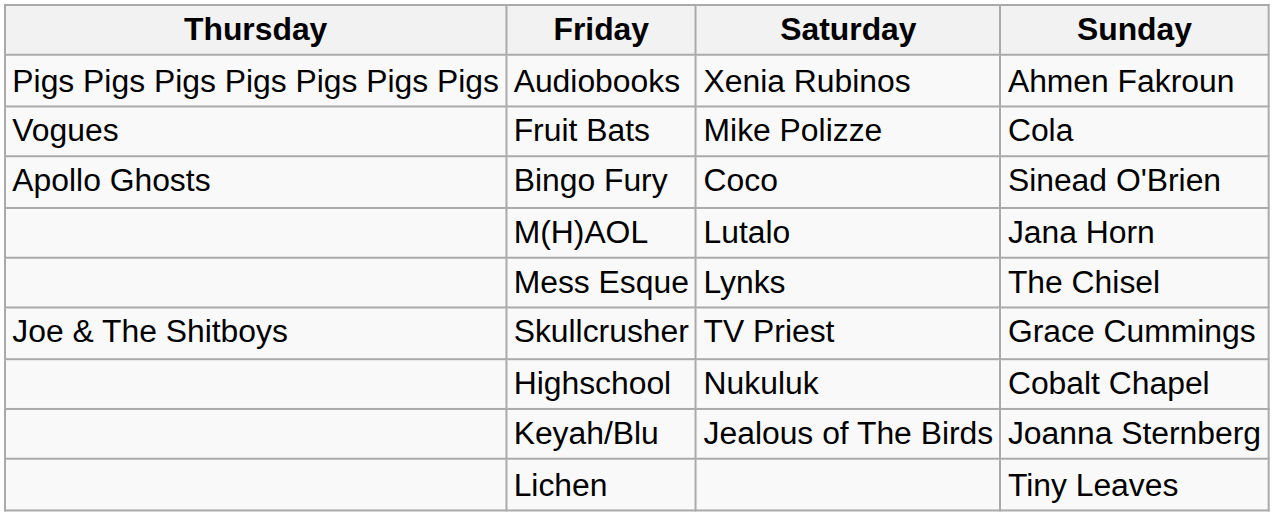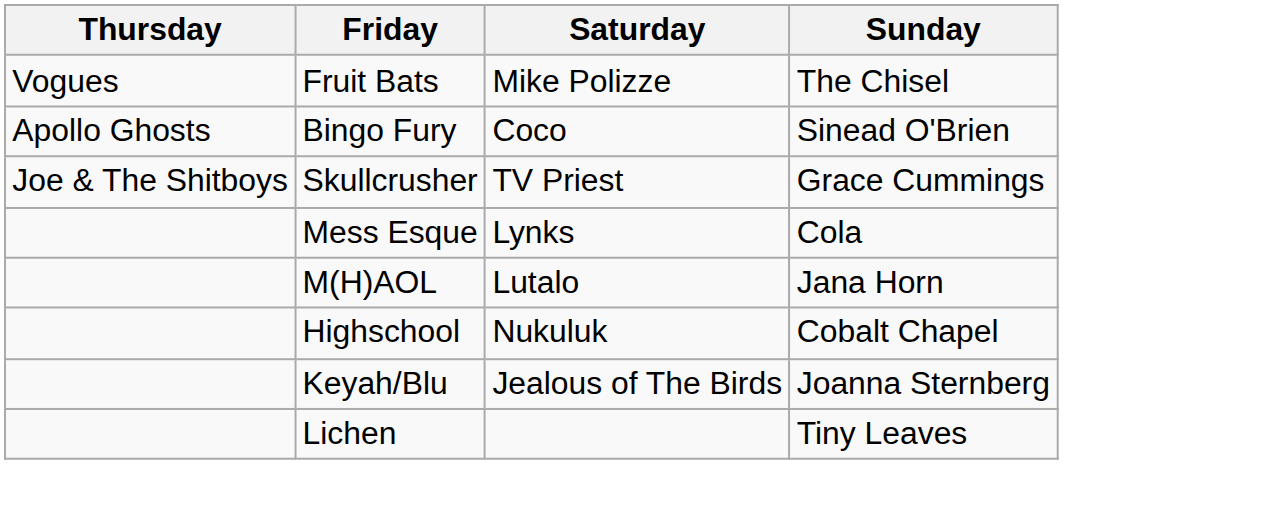- row: (597, 80)
(1041, 130) Cola -> (873, 80) The Chisel
rows swapped: (601, 332) <-> (581, 231)
(1084, 282) The Chisel -> (830, 231) Cola
